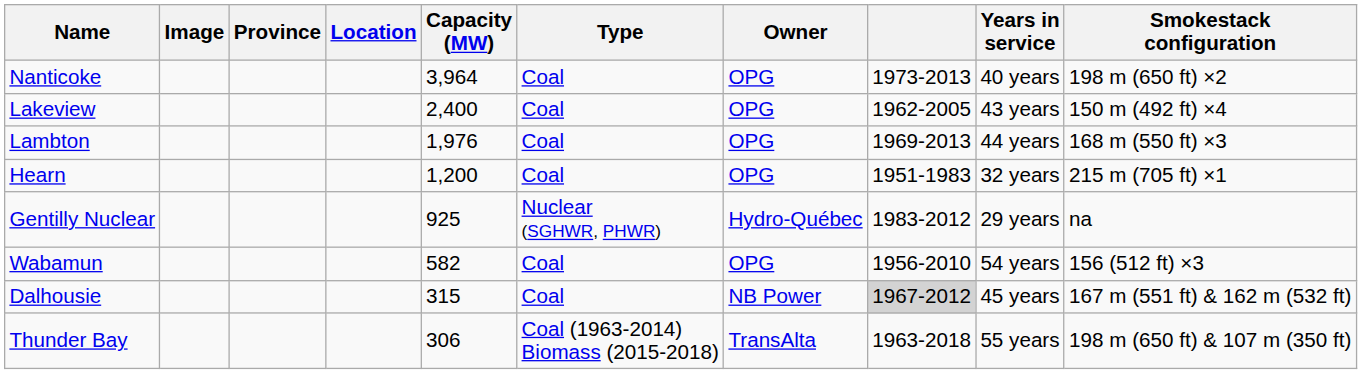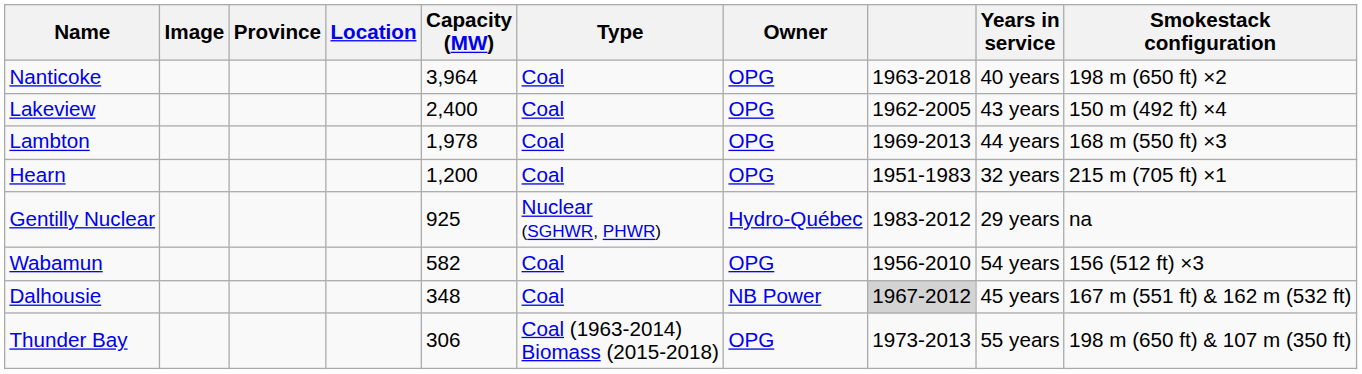(922, 76) 1973-2013 -> (922, 76) 1963-2018
(452, 142) 1,976 -> (452, 142) 1,978
(443, 296) 315 -> (443, 296) 348
(772, 340) TransAlta -> (751, 340) OPG
(922, 340) 1963-2018 -> (922, 340) 1973-2013
